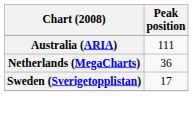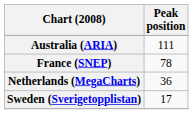+ row: (74, 63)
